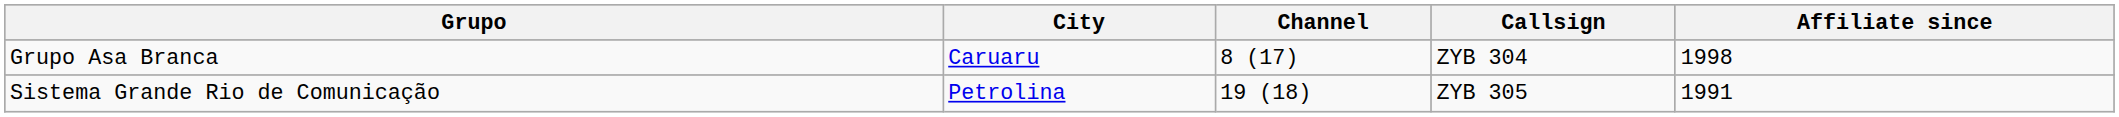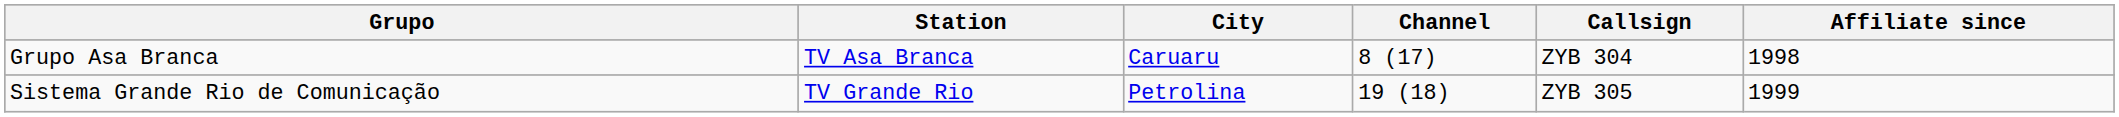+ column: (961, 23)
(1707, 93) 1991 -> (1774, 93) 1999
